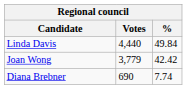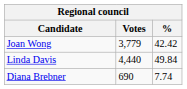rows swapped: (31, 44) <-> (29, 60)
